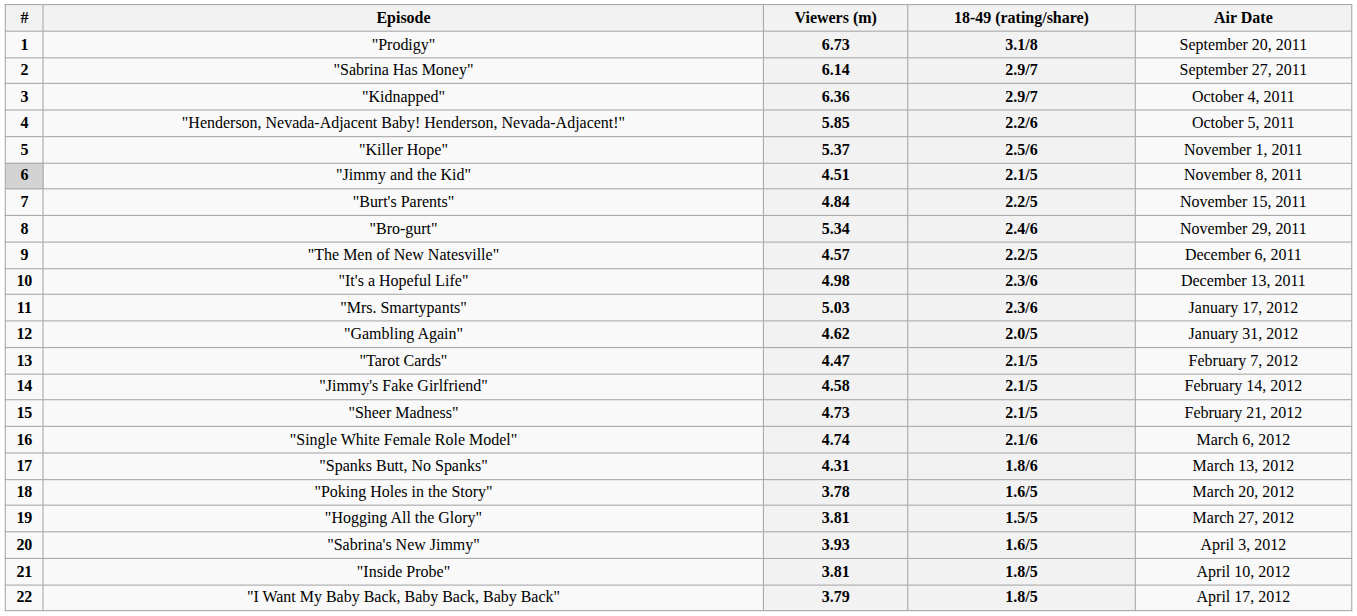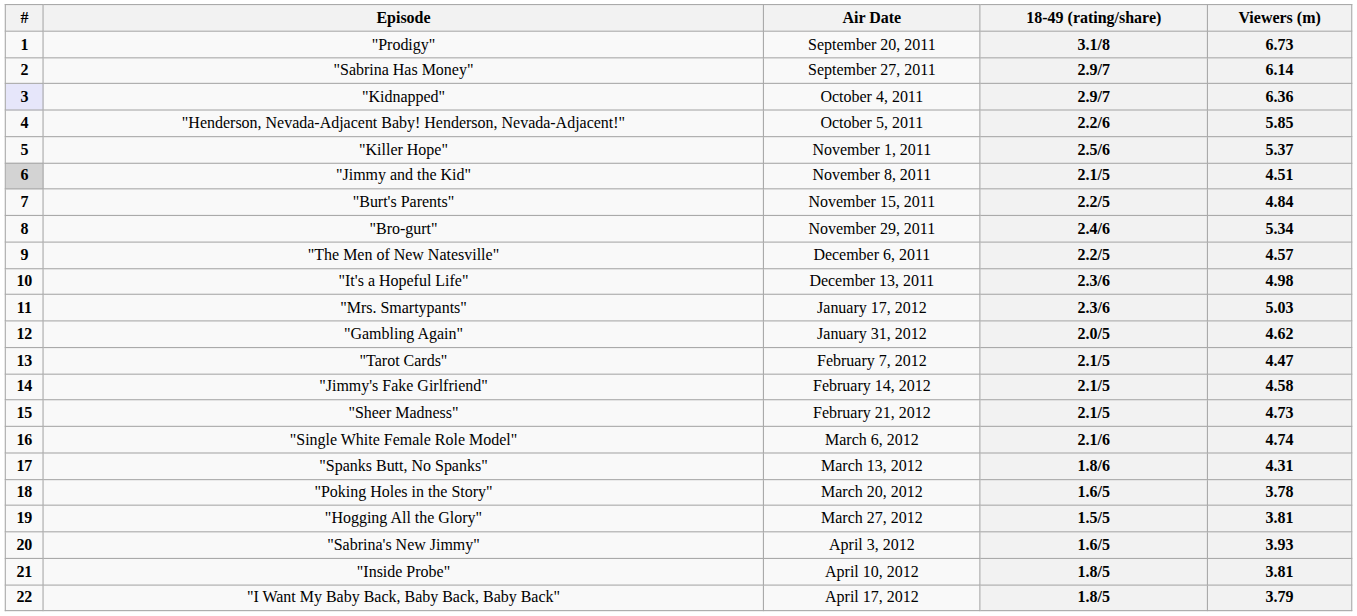columns swapped: (1243, 18) <-> (836, 18)
(24, 97) no background -> (24, 97) lavender background
